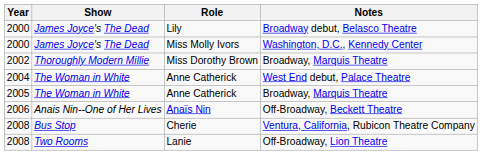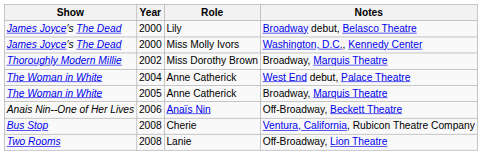columns swapped: (18, 12) <-> (98, 12)
